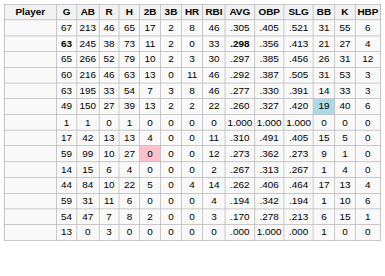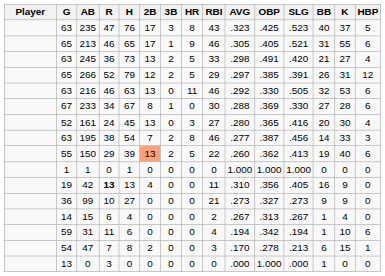+ row: (88, 28)
(67, 28) 67 -> (67, 43) 65
(171, 28) 2 -> (171, 43) 1
(192, 28) 8 -> (192, 43) 9
(67, 43) bold -> (67, 59) normal
(109, 43) 38 -> (109, 59) 36
(150, 43) 11 -> (150, 59) 13
(192, 43) 0 -> (192, 59) 5
(240, 43) bold -> (240, 59) normal
(269, 43) .356 -> (269, 59) .491
(299, 43) .413 -> (299, 59) .420
(150, 59) 10 -> (150, 75) 12
(192, 59) 3 -> (192, 75) 5
(214, 59) 30 -> (214, 75) 29
(299, 59) .456 -> (299, 75) .391
(67, 75) 60 -> (67, 91) 63
(269, 75) .387 -> (269, 91) .330
(324, 75) 31 -> (324, 91) 32
(368, 75) 3 -> (368, 91) 6
+ row: (88, 106)
+ row: (88, 122)
(109, 91) 33 -> (109, 138) 38
(171, 91) 3 -> (171, 138) 2
(269, 91) .330 -> (269, 138) .387
(299, 91) .391 -> (299, 138) .456
(67, 106) 49 -> (67, 153) 55
(109, 106) 27 -> (109, 153) 29
(150, 106) no background -> (150, 153) lightsalmon background
(192, 106) 2 -> (192, 153) 5
(269, 106) .327 -> (269, 153) .362
(299, 106) .420 -> (299, 153) .413
(324, 106) lightblue background -> (324, 153) no background
(67, 138) 17 -> (67, 185) 19
(109, 138) normal -> (109, 185) bold
(269, 138) .491 -> (269, 185) .356
(324, 138) 15 -> (324, 185) 16
(345, 138) 5 -> (345, 185) 9
(67, 153) 59 -> (67, 201) 36
(150, 153) pink background -> (150, 201) no background
(214, 153) 12 -> (214, 201) 21
(269, 153) .362 -> (269, 201) .327
(345, 153) 1 -> (345, 201) 9
- row: (88, 185)
